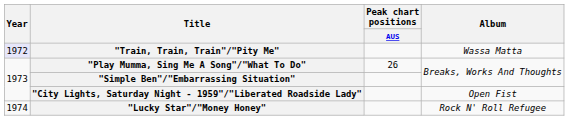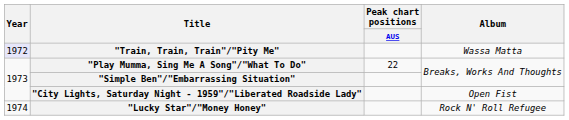(393, 65) 26 -> (393, 65) 22
